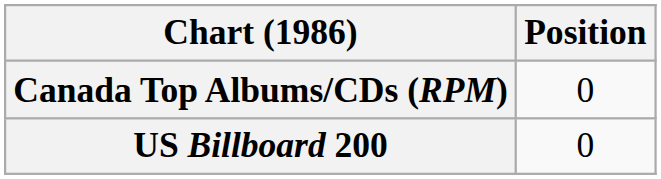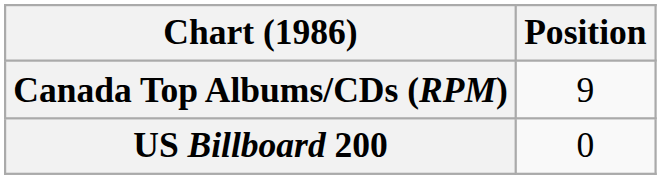(585, 88) 0 -> (585, 88) 9
